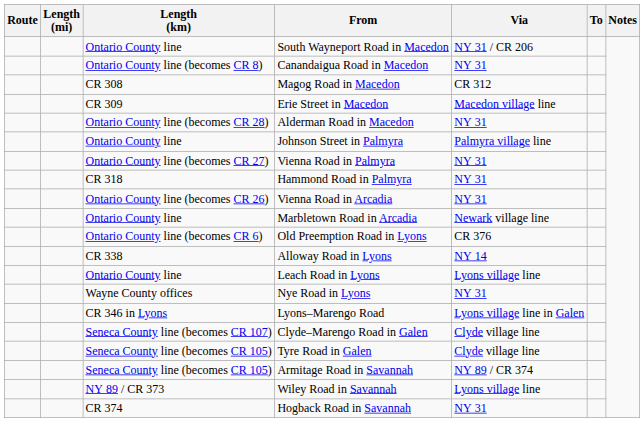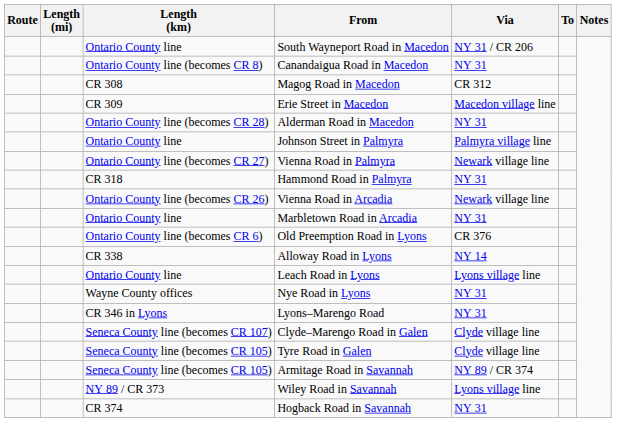(471, 160) NY 31 -> (502, 160) Newark village line
(471, 198) NY 31 -> (502, 198) Newark village line
(502, 217) Newark village line -> (471, 217) NY 31
(519, 312) Lyons village line in Galen -> (471, 312) NY 31
